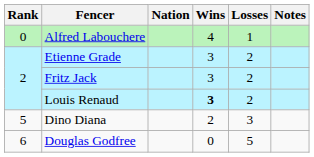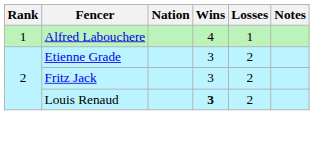(23, 36) 0 -> (23, 36) 1
- row: (75, 120)
- row: (90, 141)
